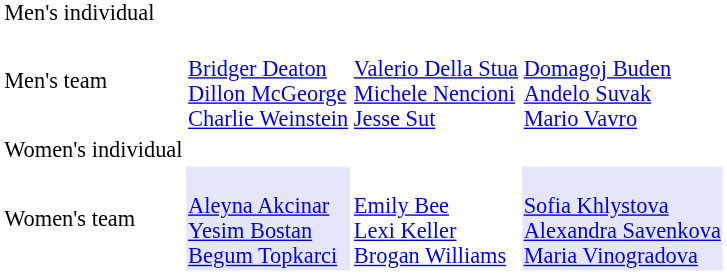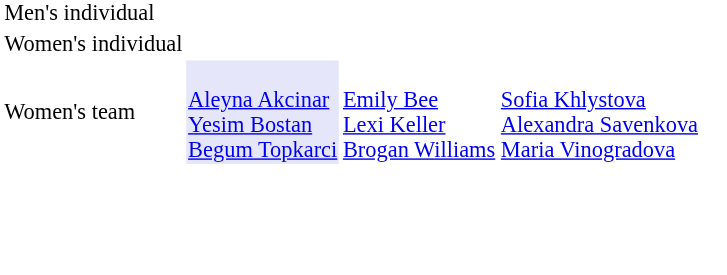- row: (56, 81)
(622, 230) lavender background -> (599, 124) no background
